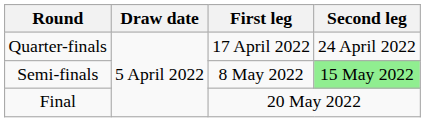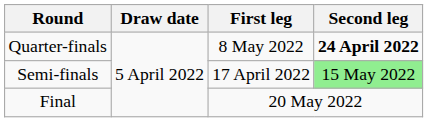(261, 46) 17 April 2022 -> (261, 46) 8 May 2022
(367, 46) normal -> (368, 46) bold
(261, 74) 8 May 2022 -> (261, 74) 17 April 2022
